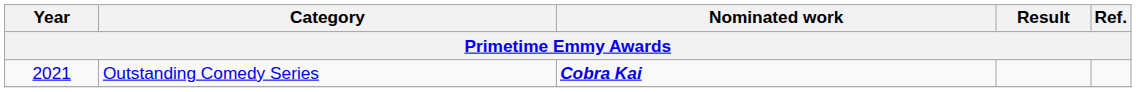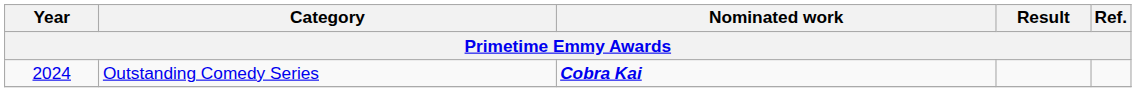(52, 73) 2021 -> (52, 73) 2024
